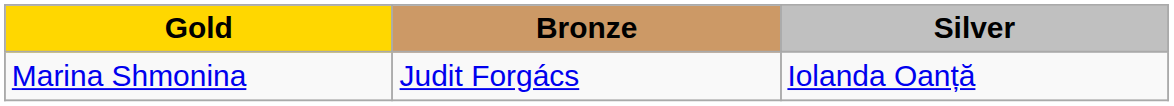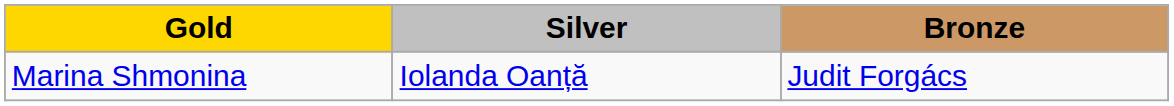columns swapped: (974, 28) <-> (587, 28)
